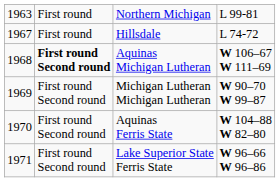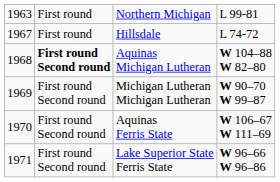(246, 60) W 106–67 W 111–69 -> (246, 60) W 104–88 W 82–80
(246, 127) W 104–88 W 82–80 -> (246, 127) W 106–67 W 111–69
